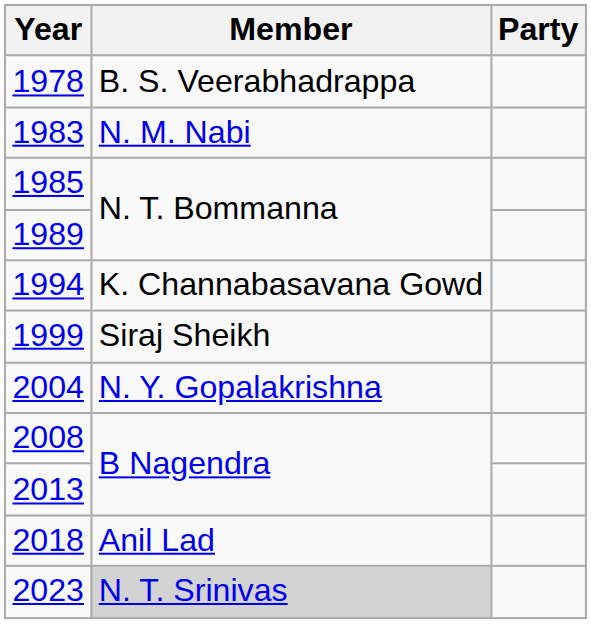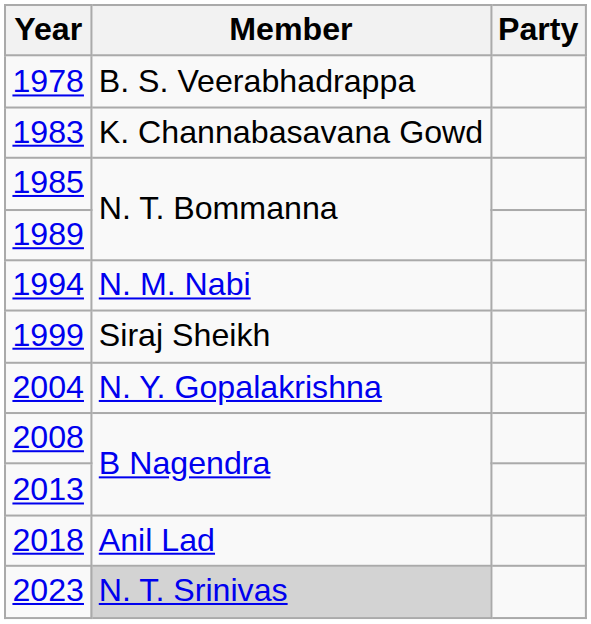(175, 132) N. M. Nabi -> (291, 132) K. Channabasavana Gowd
(291, 285) K. Channabasavana Gowd -> (175, 285) N. M. Nabi
